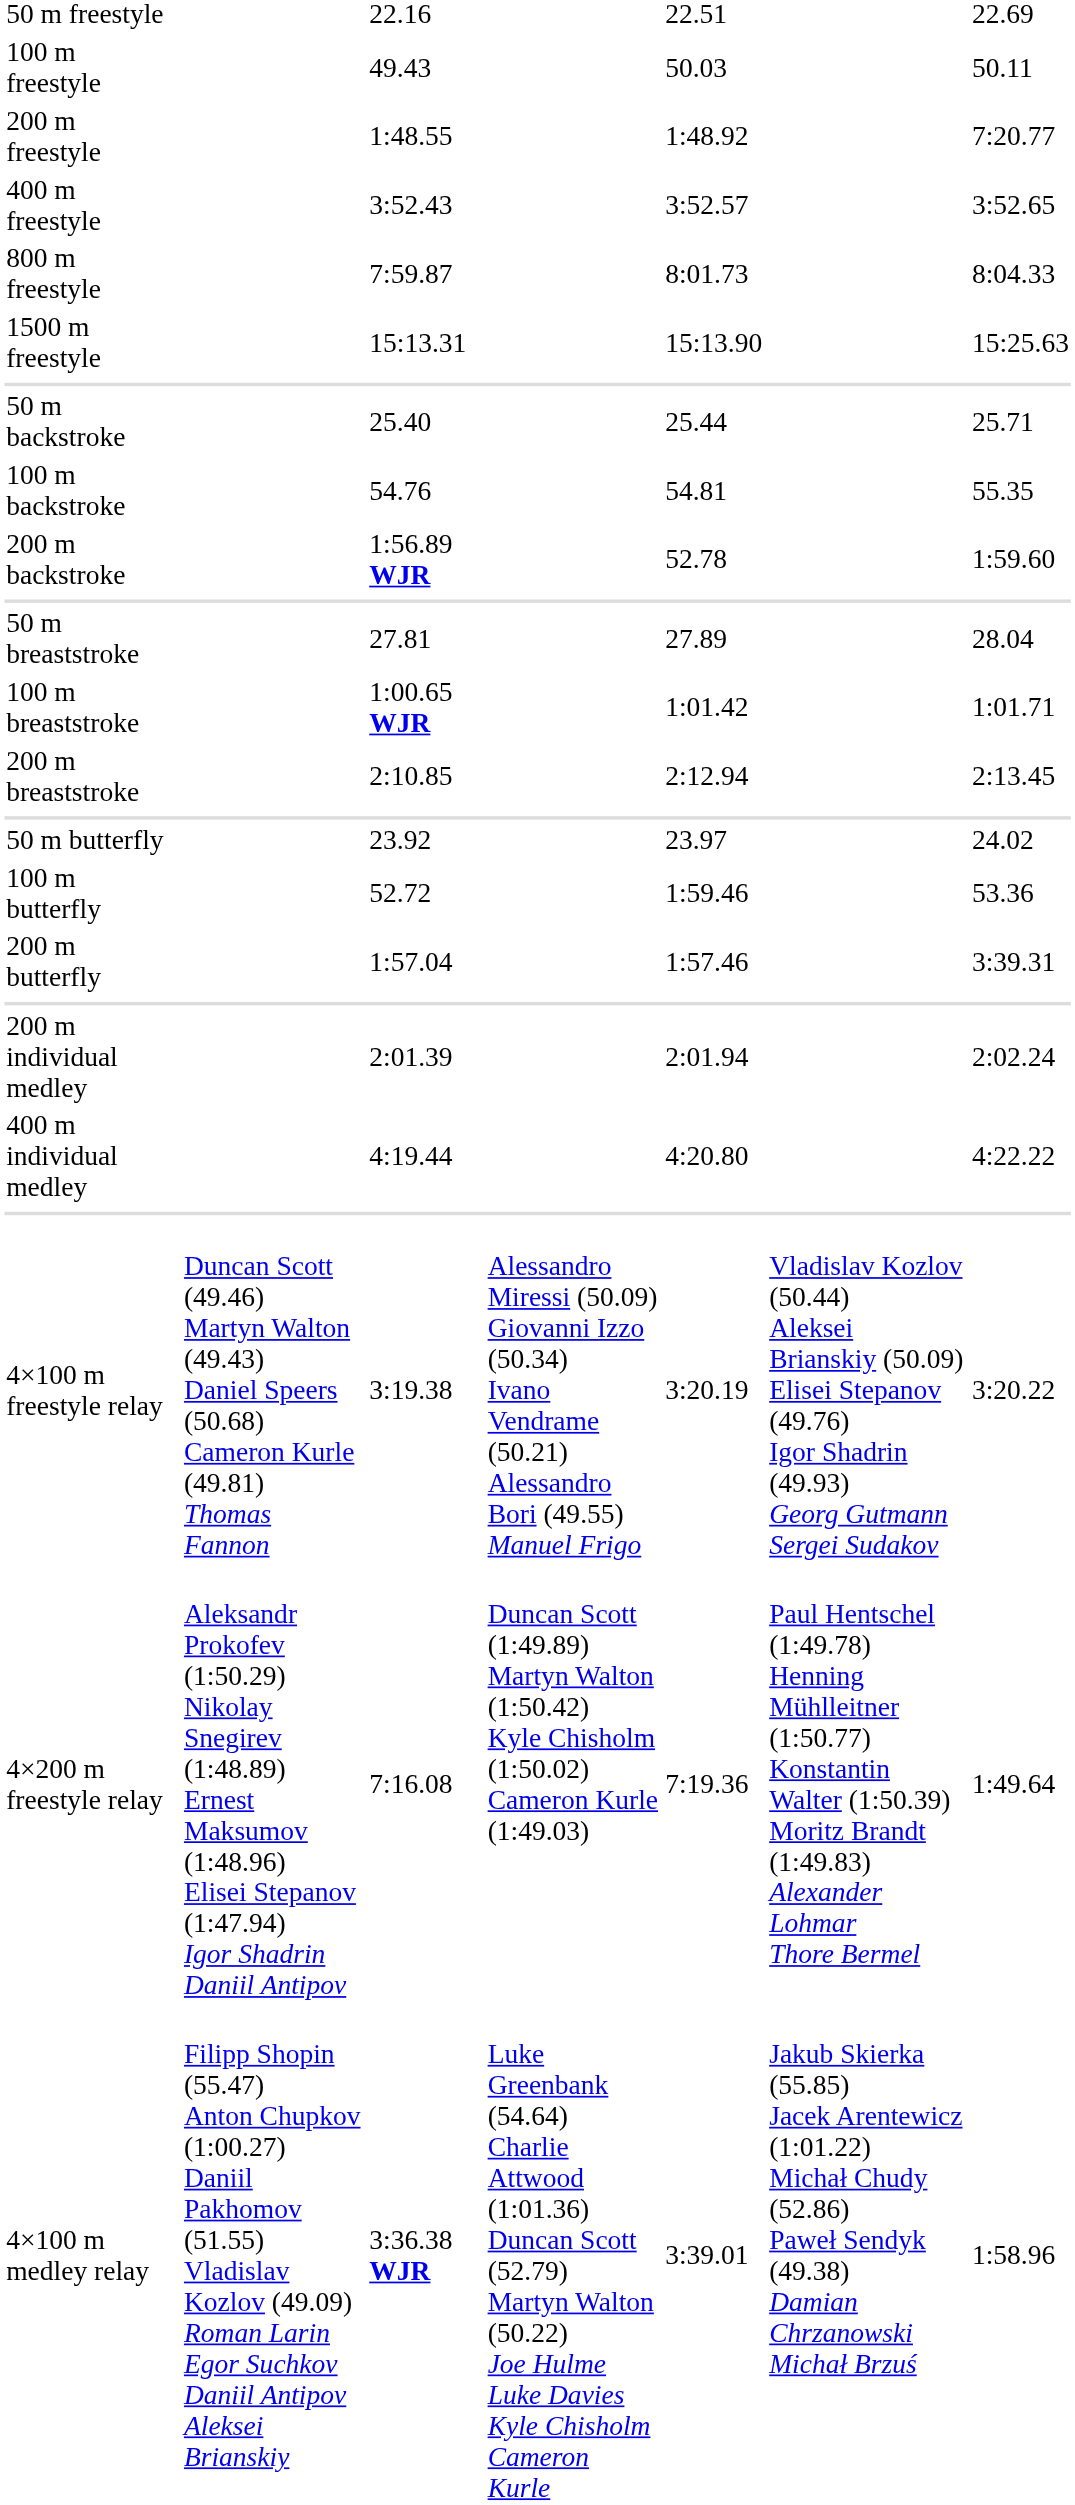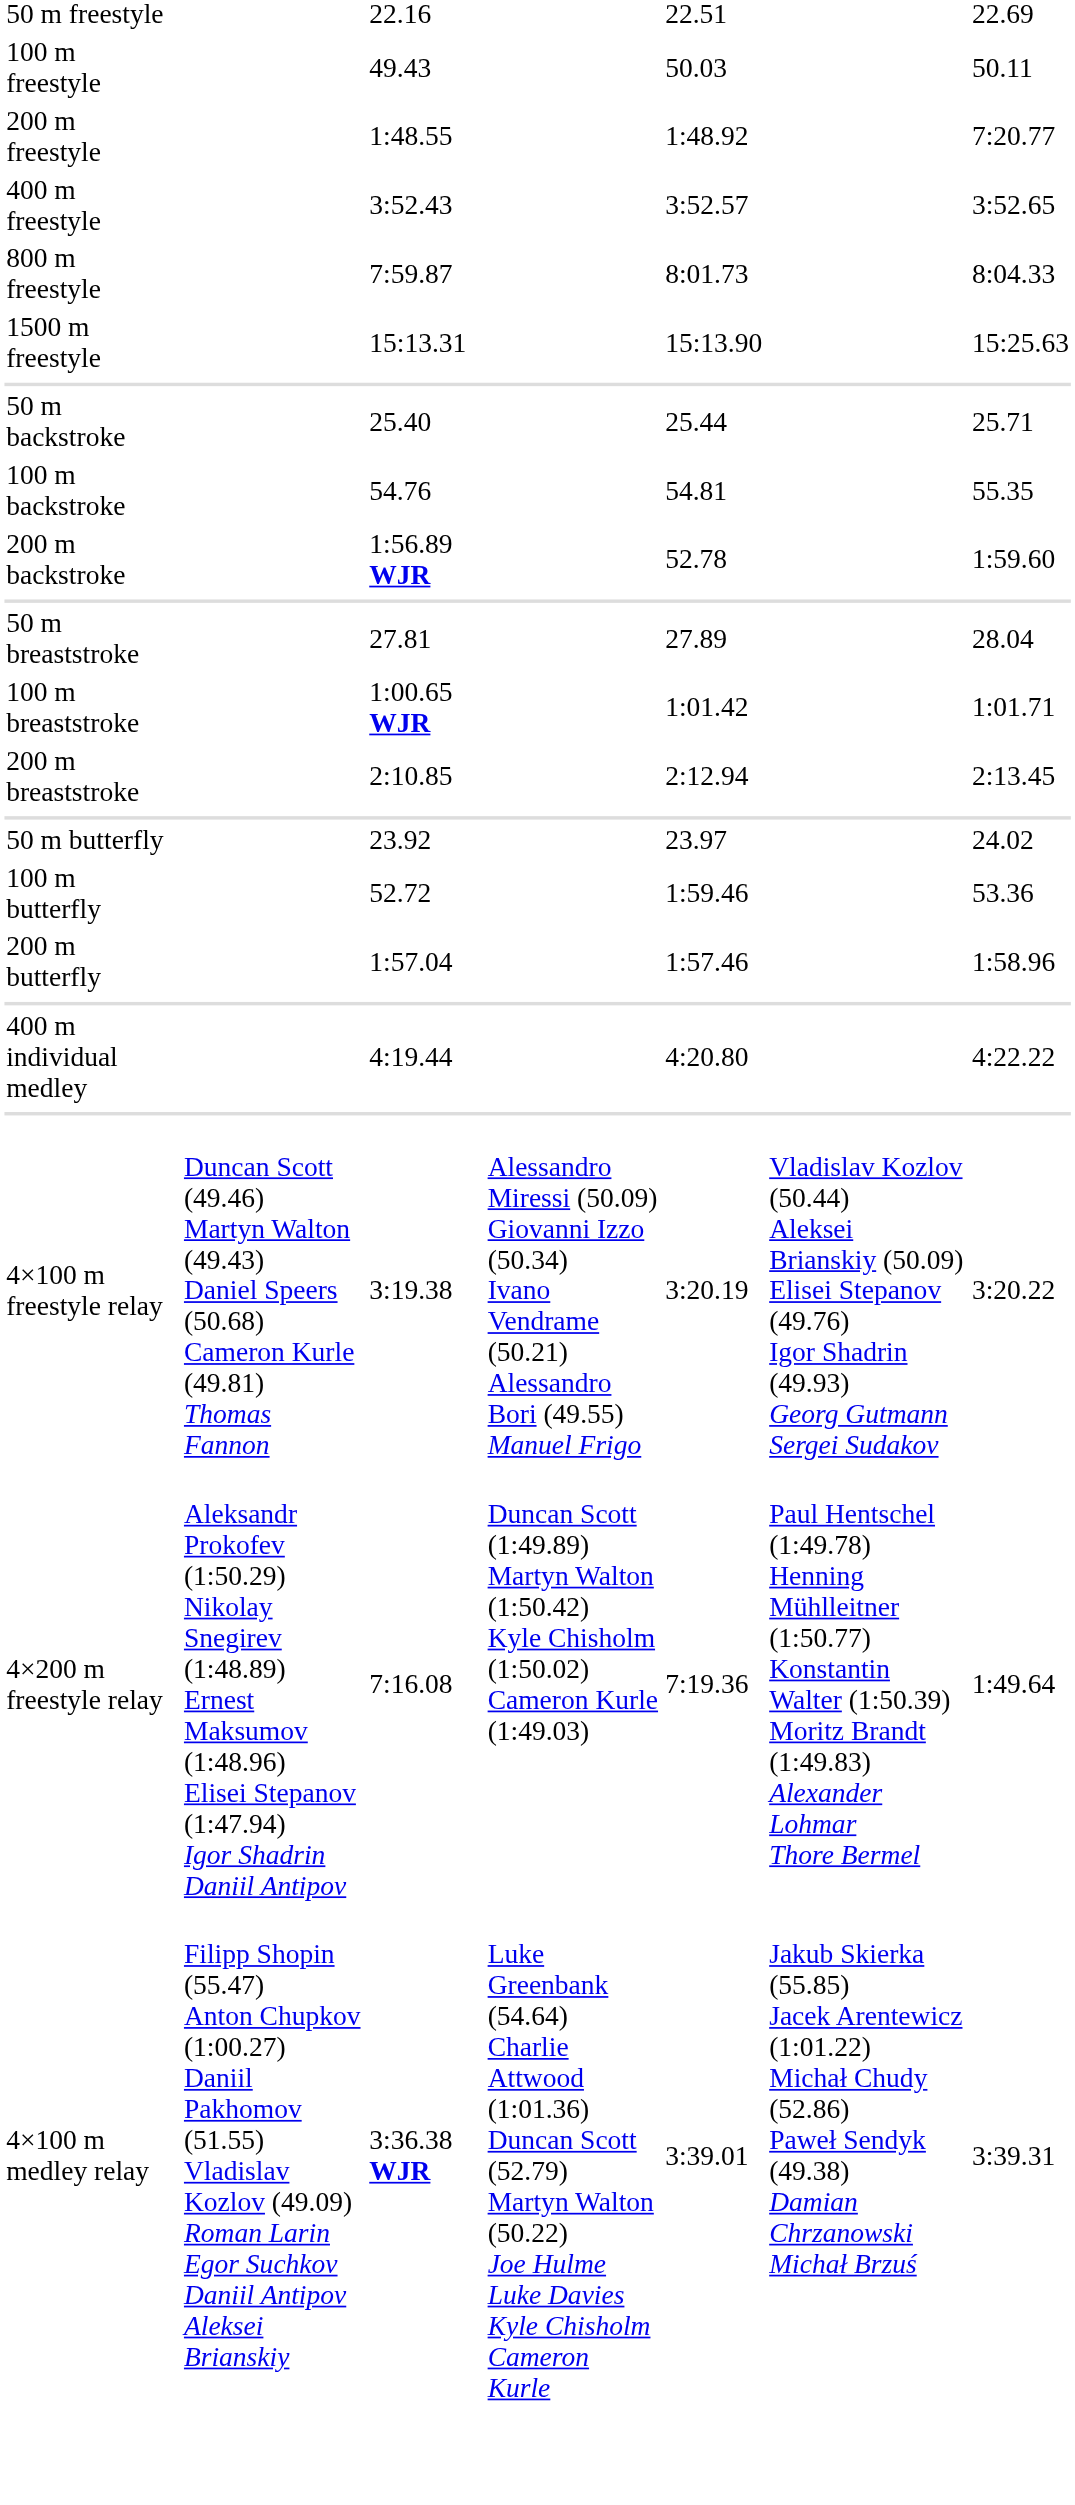(1014, 962) 3:39.31 -> (1014, 962) 1:58.96
- row: (62, 1056)
(1014, 2255) 1:58.96 -> (1014, 2155) 3:39.31
